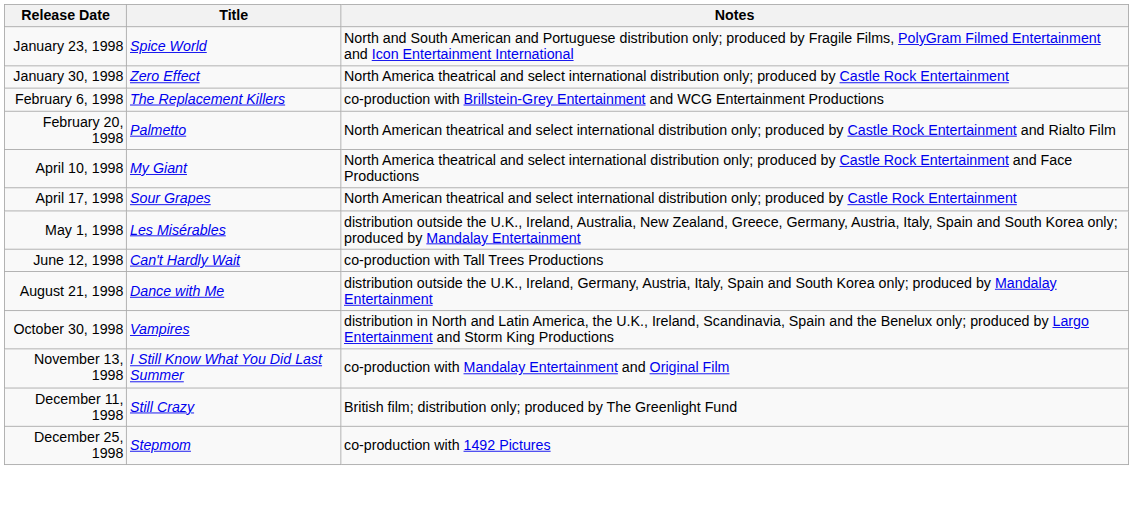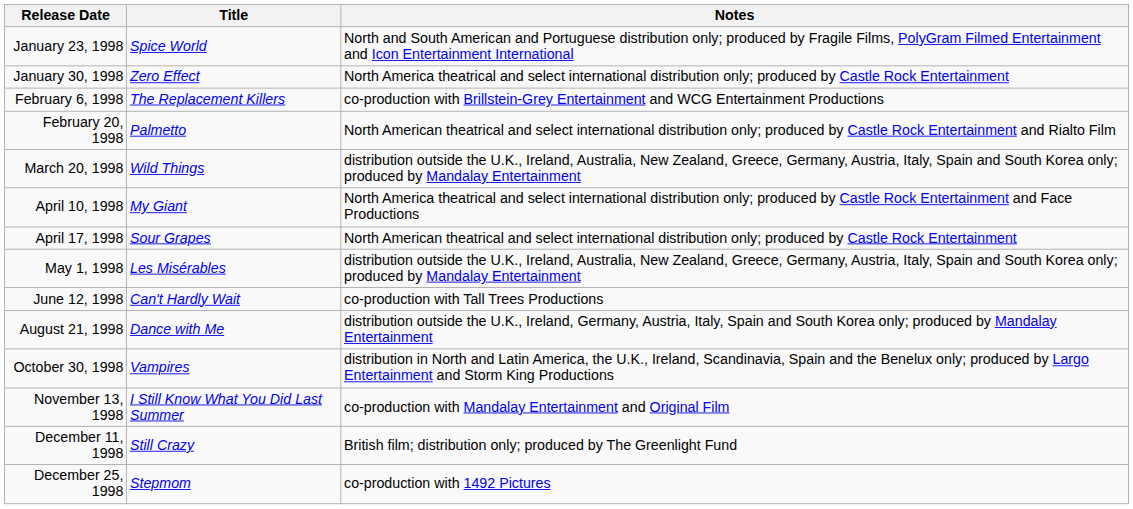+ row: (74, 168)
